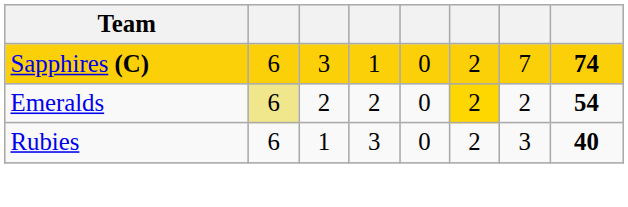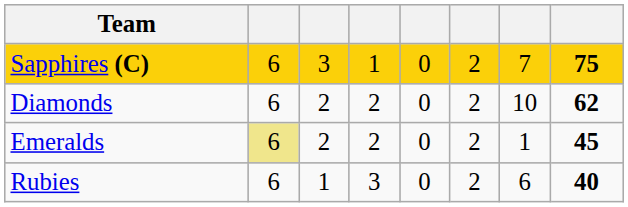(587, 63) 74 -> (587, 63) 75
+ row: (61, 102)
(475, 102) gold background -> (475, 142) no background
(525, 102) 2 -> (525, 142) 1
(587, 102) 54 -> (587, 142) 45
(525, 142) 3 -> (525, 181) 6
